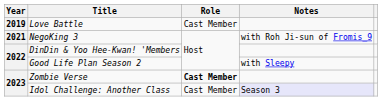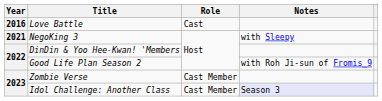(16, 24) 2019 -> (16, 24) 2016
(210, 24) Cast Member -> (193, 24) Cast
(306, 37) with Roh Ji-sun of Fromis_9 -> (268, 37) with Sleepy
(268, 63) with Sleepy -> (306, 63) with Roh Ji-sun of Fromis_9
(210, 77) bold -> (210, 77) normal
